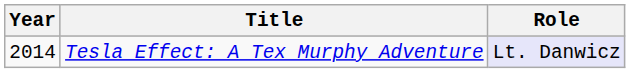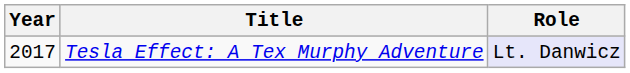(33, 52) 2014 -> (33, 52) 2017
